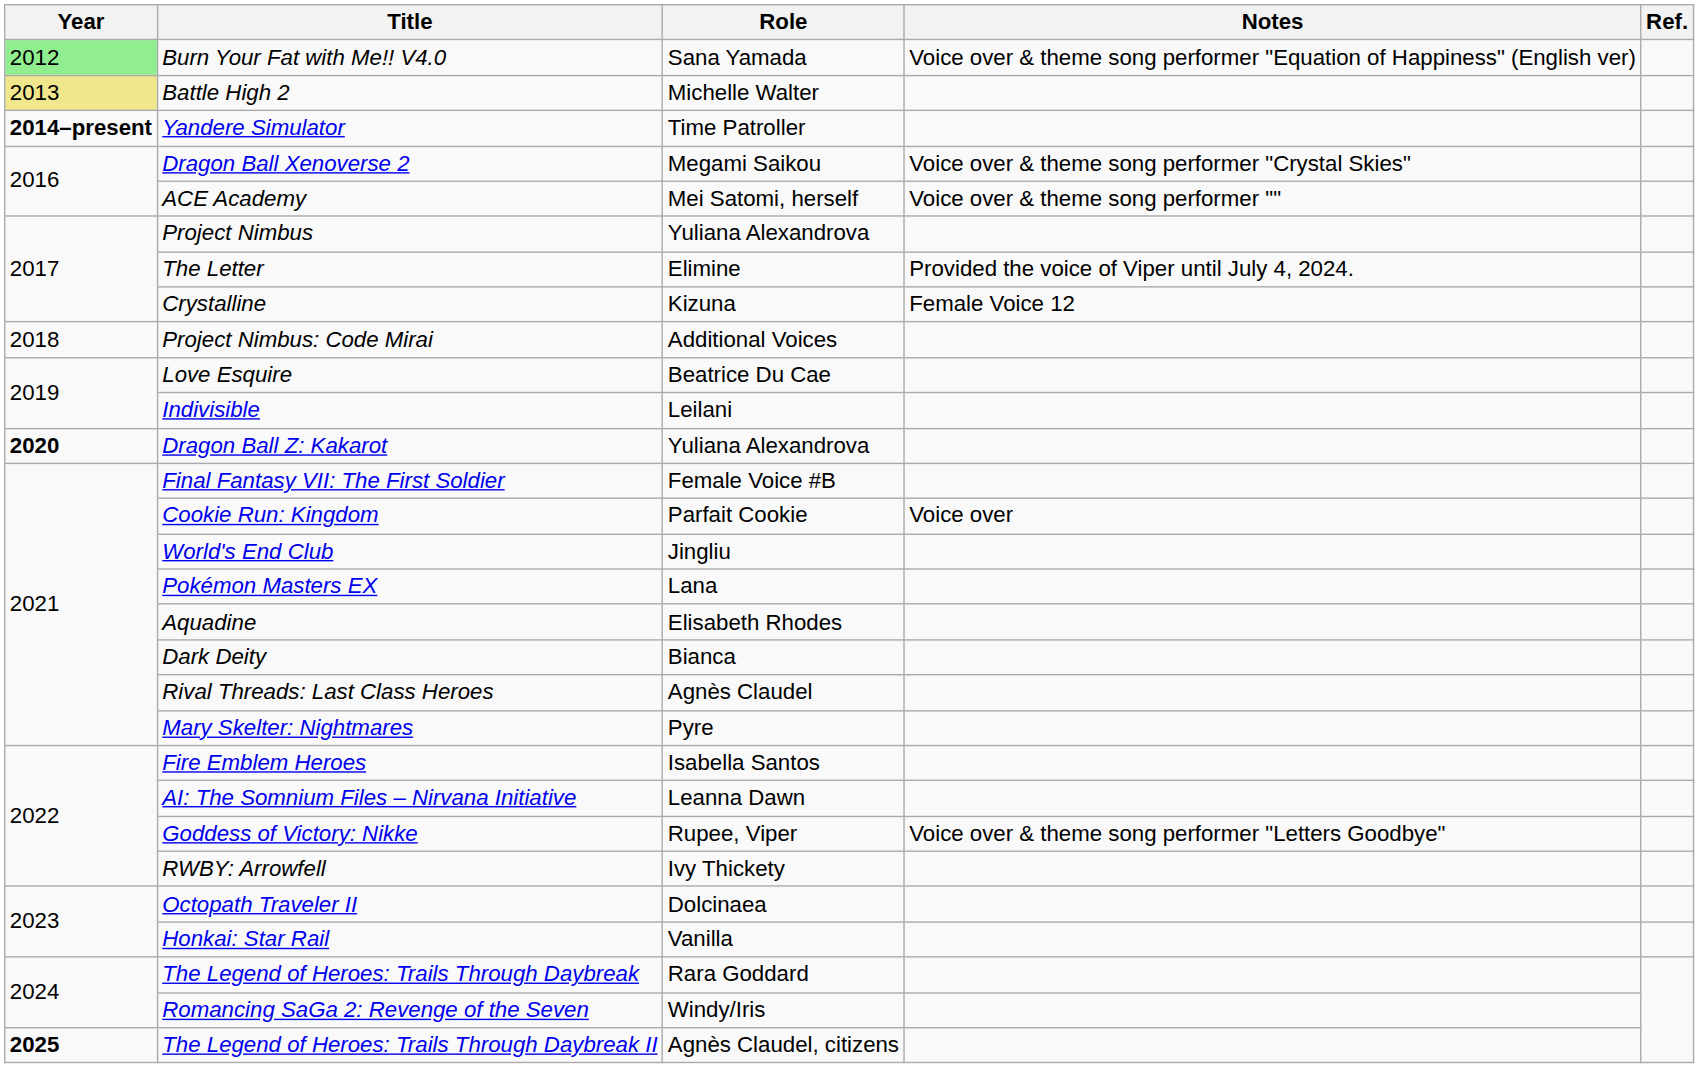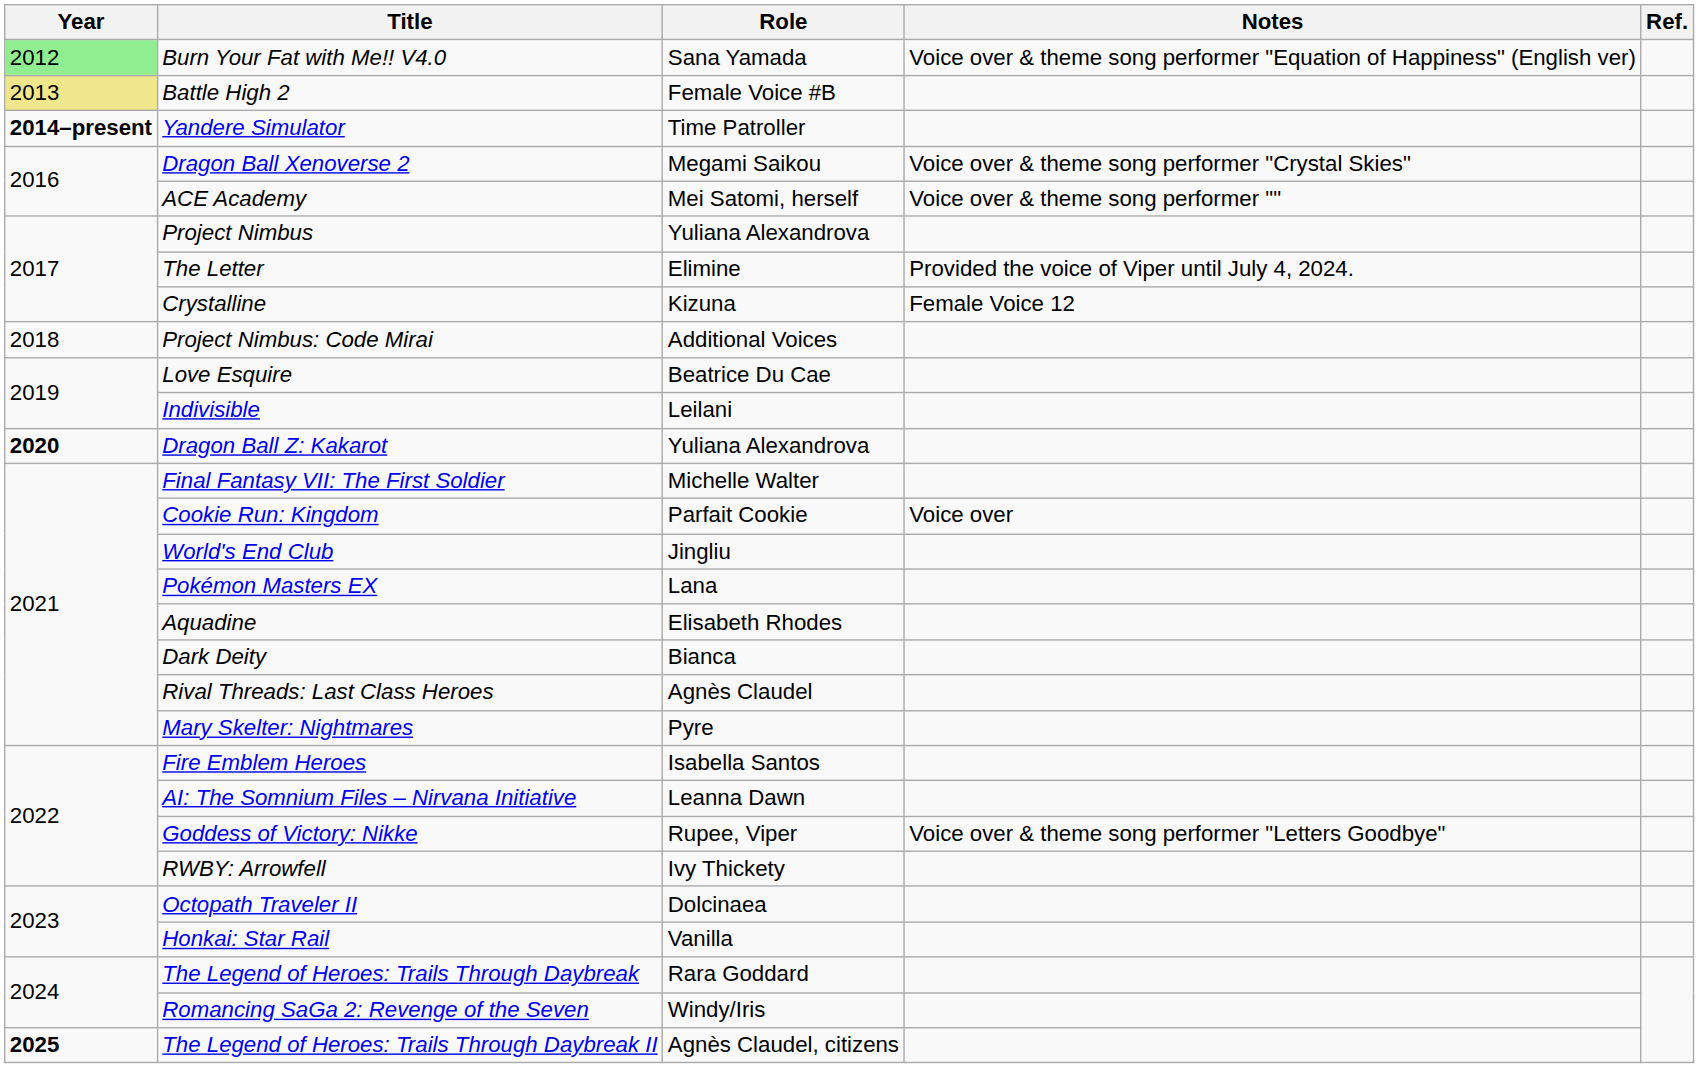(743, 92) Michelle Walter -> (752, 92) Female Voice #B
(752, 480) Female Voice #B -> (743, 480) Michelle Walter
